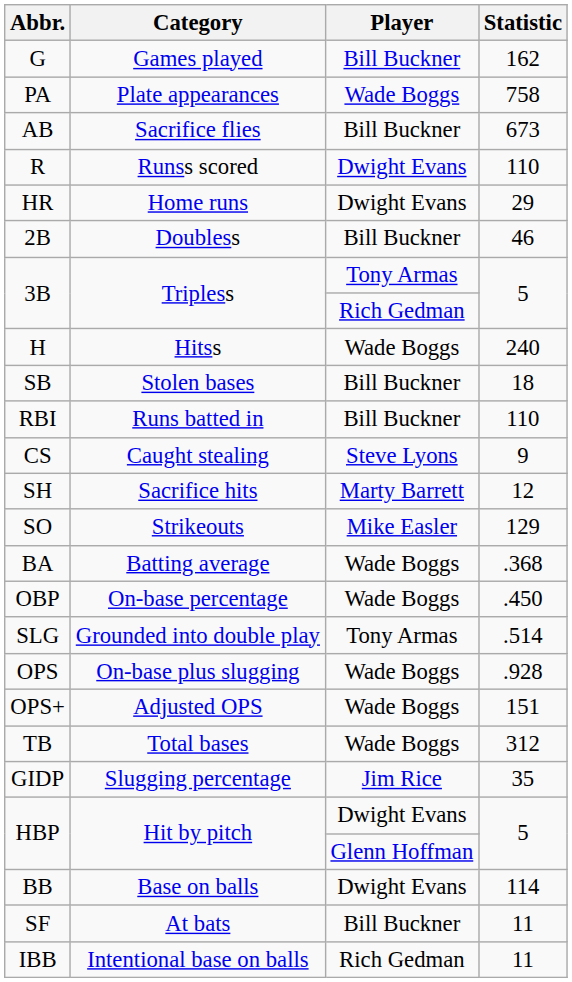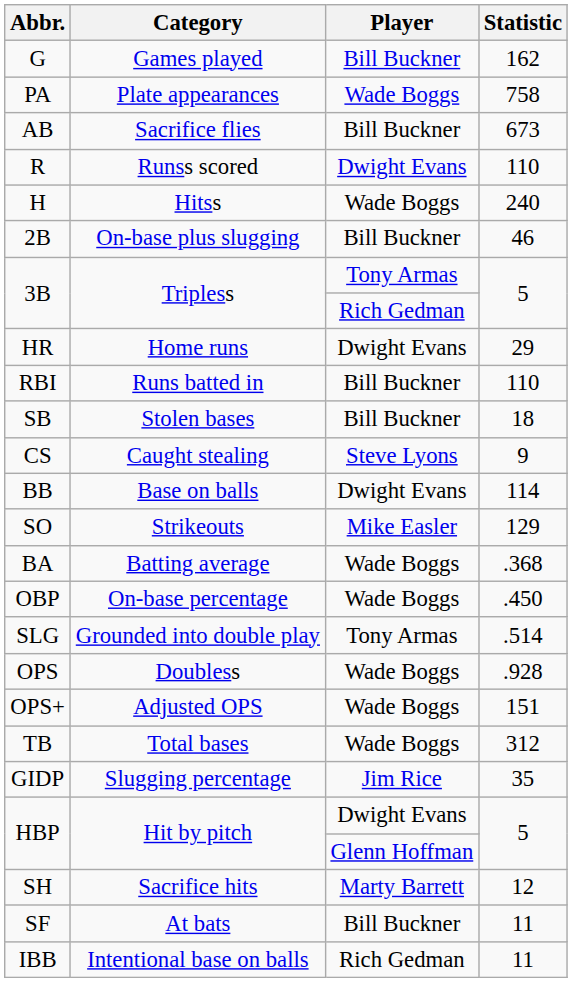rows swapped: (38, 346) <-> (38, 202)
(198, 238) Doubless -> (198, 238) On-base plus slugging
rows swapped: (38, 418) <-> (38, 382)
rows swapped: (38, 887) <-> (38, 490)
(198, 671) On-base plus slugging -> (198, 671) Doubless
